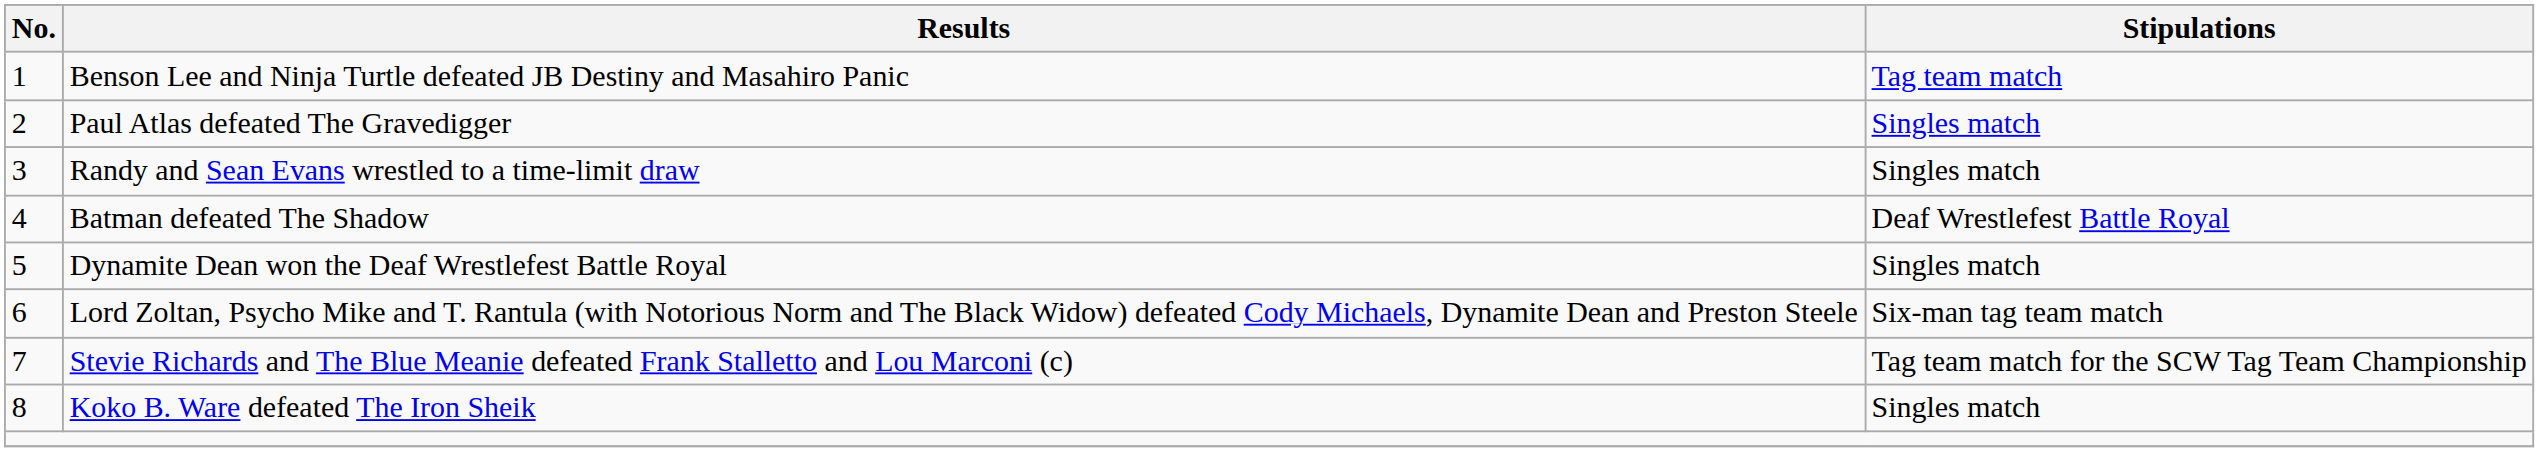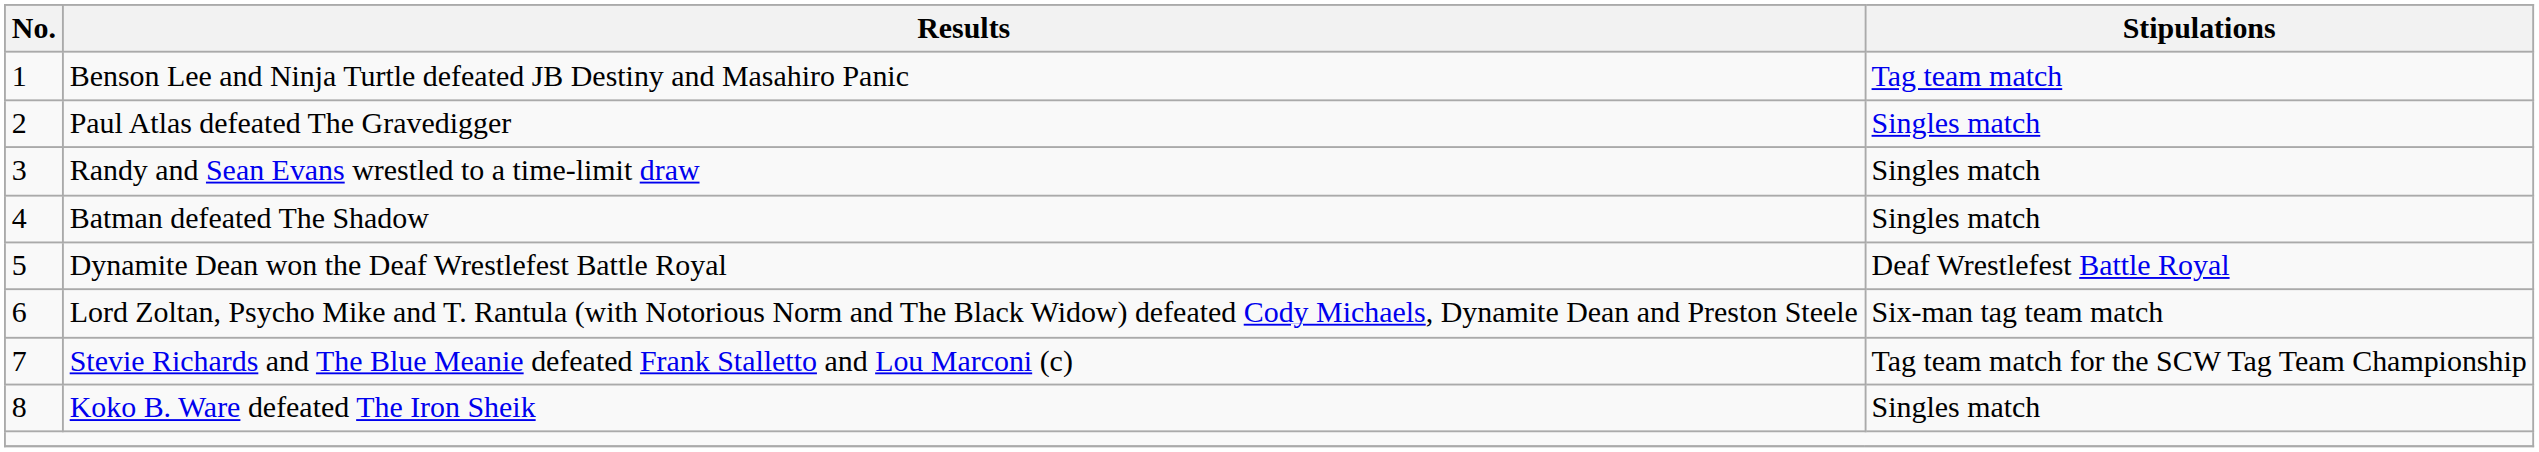(2051, 218) Deaf Wrestlefest Battle Royal -> (1956, 218) Singles match
(1956, 265) Singles match -> (2051, 265) Deaf Wrestlefest Battle Royal
